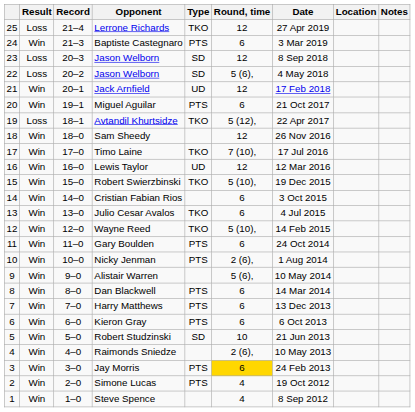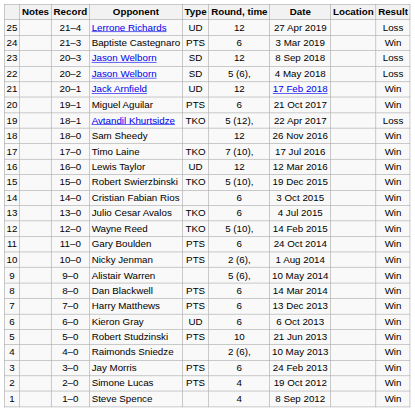columns swapped: (37, 12) <-> (394, 12)
(198, 27) TKO -> (196, 27) UD
(198, 321) PTS -> (196, 321) UD
(198, 337) SD -> (196, 337) PTS
(242, 368) gold background -> (239, 368) no background
